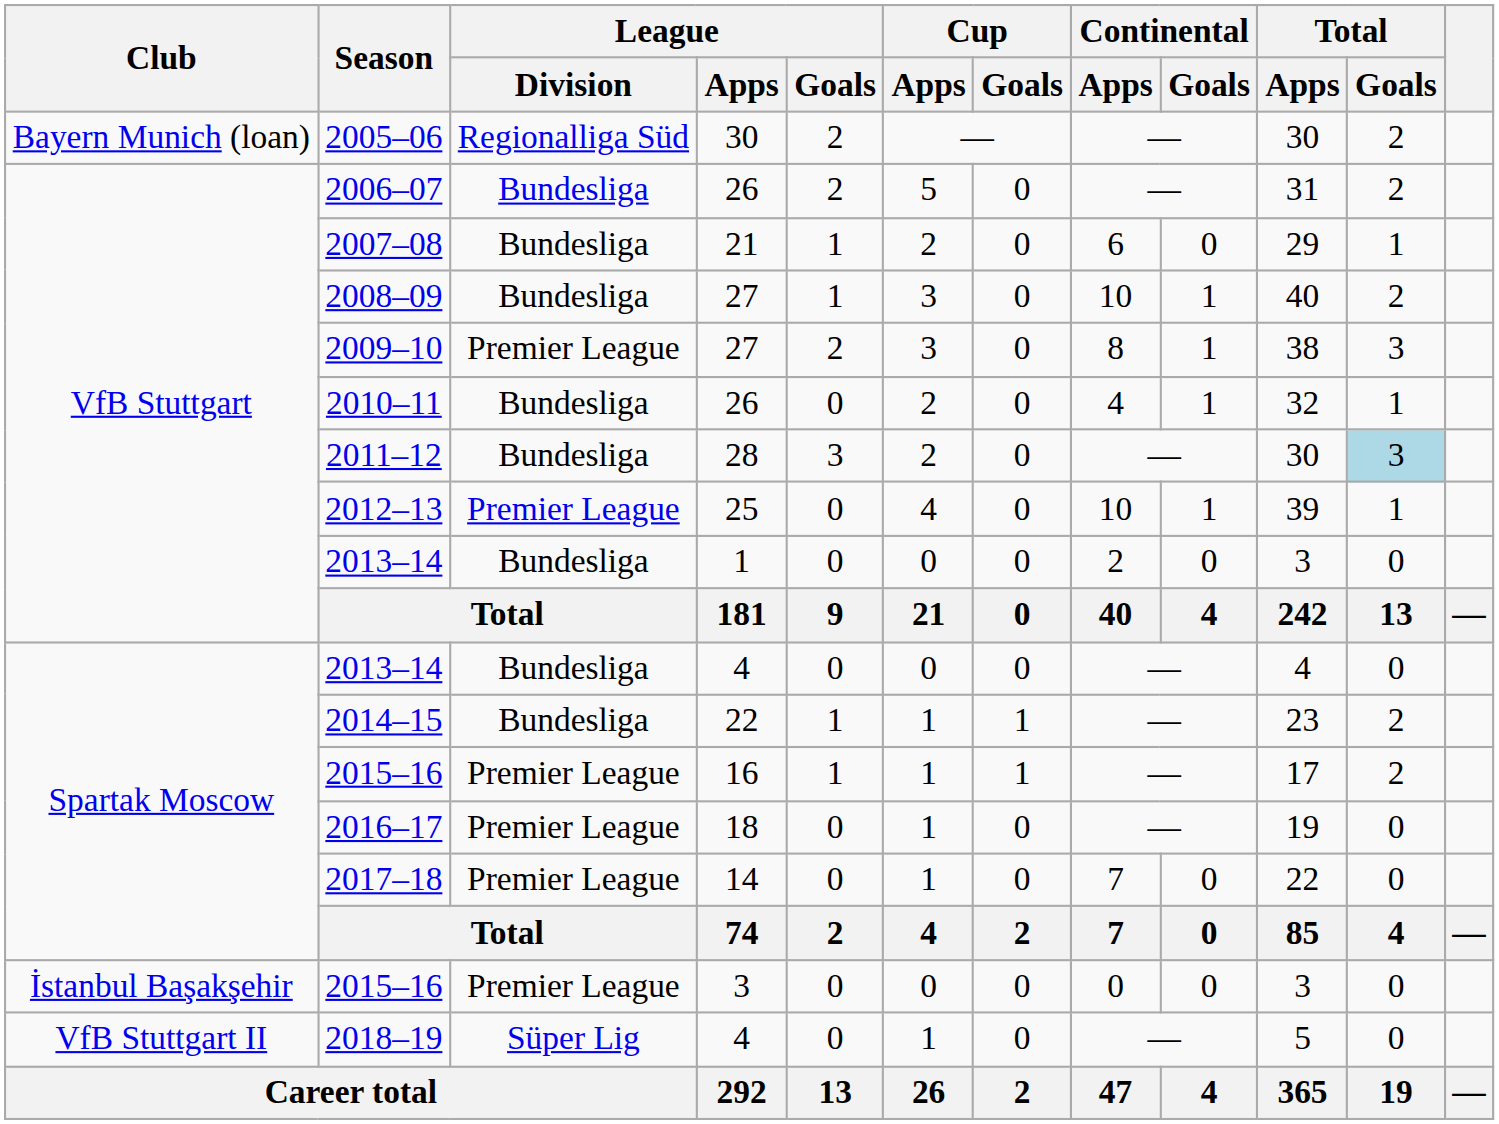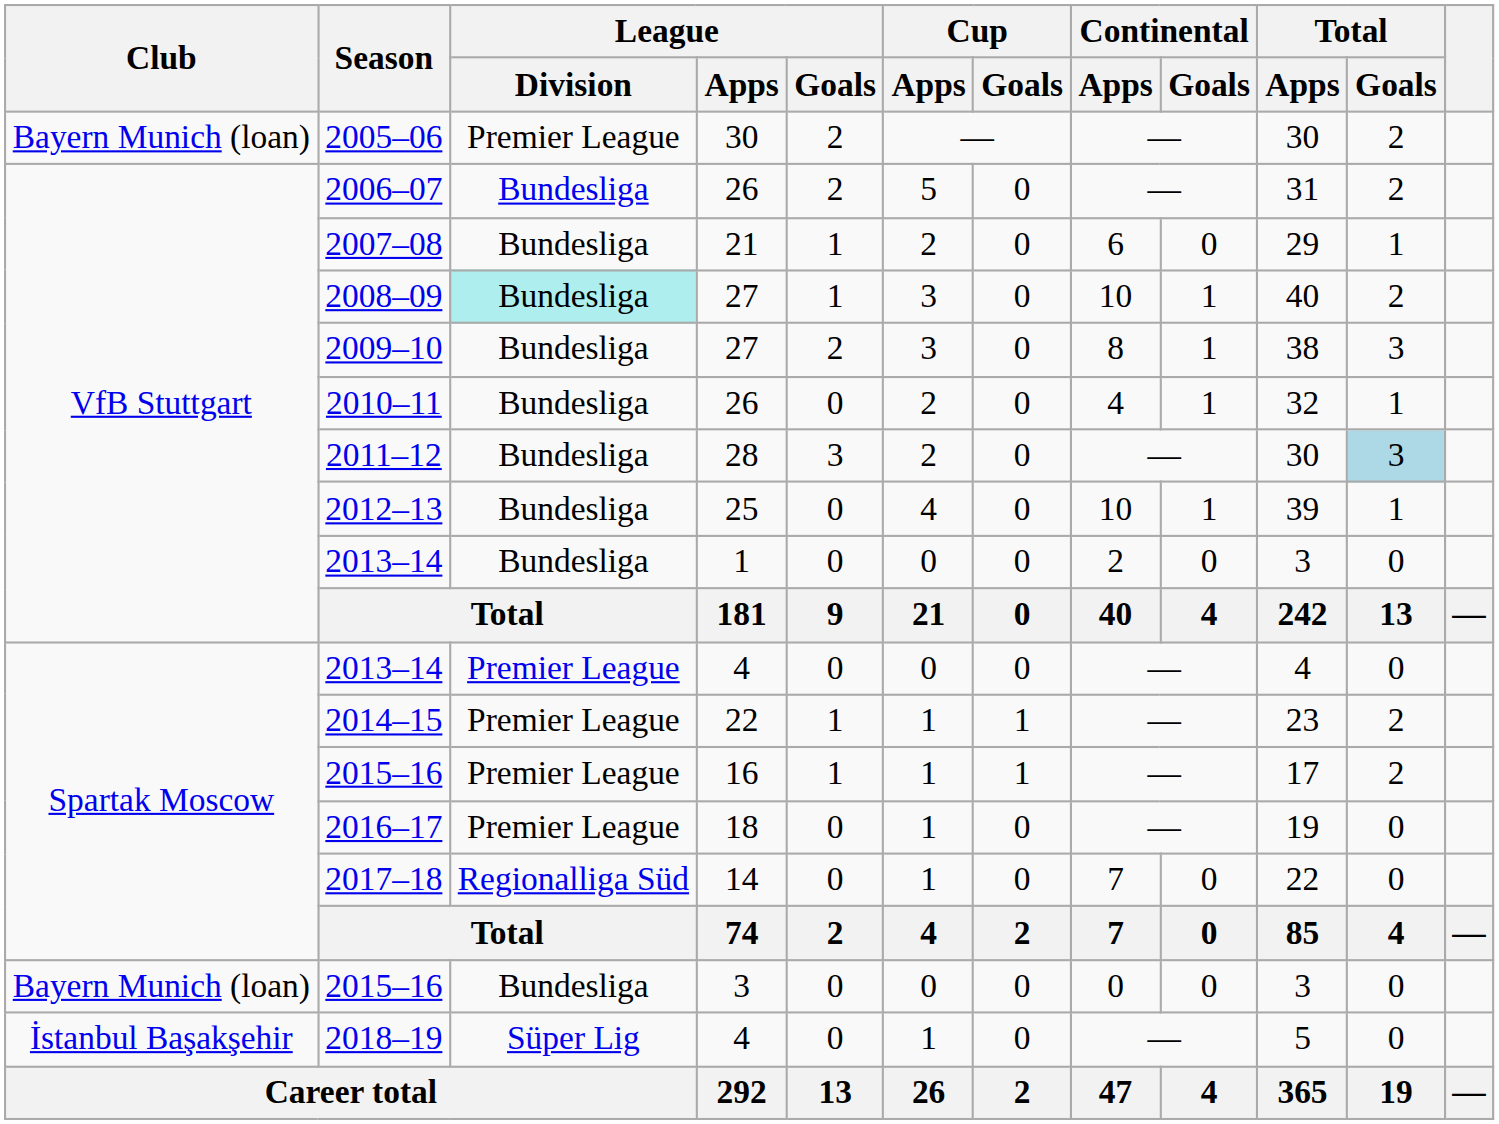(573, 137) Regionalliga Süd -> (573, 137) Premier League
(573, 296) no background -> (573, 296) paleturquoise background
(573, 349) Premier League -> (573, 349) Bundesliga
(573, 508) Premier League -> (573, 508) Bundesliga
(573, 667) Bundesliga -> (573, 667) Premier League
(573, 720) Bundesliga -> (573, 720) Premier League
(573, 879) Premier League -> (573, 879) Regionalliga Süd
(161, 985) İstanbul Başakşehir -> (161, 985) Bayern Munich (loan)
(573, 985) Premier League -> (573, 985) Bundesliga
(161, 1038) VfB Stuttgart II -> (161, 1038) İstanbul Başakşehir
